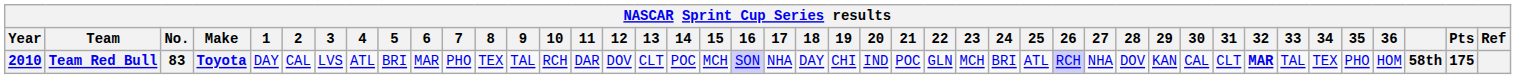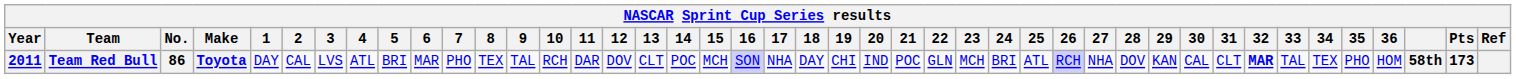(25, 61) 2010 -> (25, 61) 2011
(177, 61) 83 -> (177, 61) 86
(1462, 61) 175 -> (1462, 61) 173
